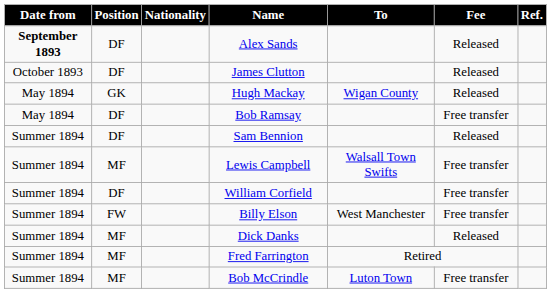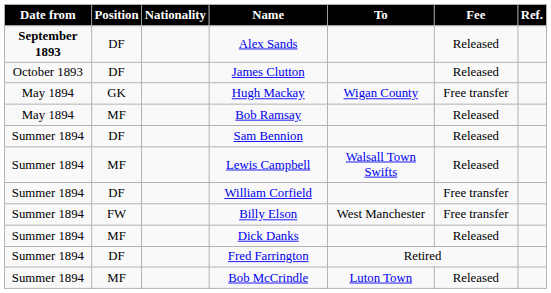(476, 94) Released -> (476, 94) Free transfer
(117, 115) DF -> (117, 115) MF
(476, 115) Free transfer -> (476, 115) Released
(476, 164) Free transfer -> (476, 164) Released
(117, 257) MF -> (117, 257) DF
(476, 278) Free transfer -> (476, 278) Released
